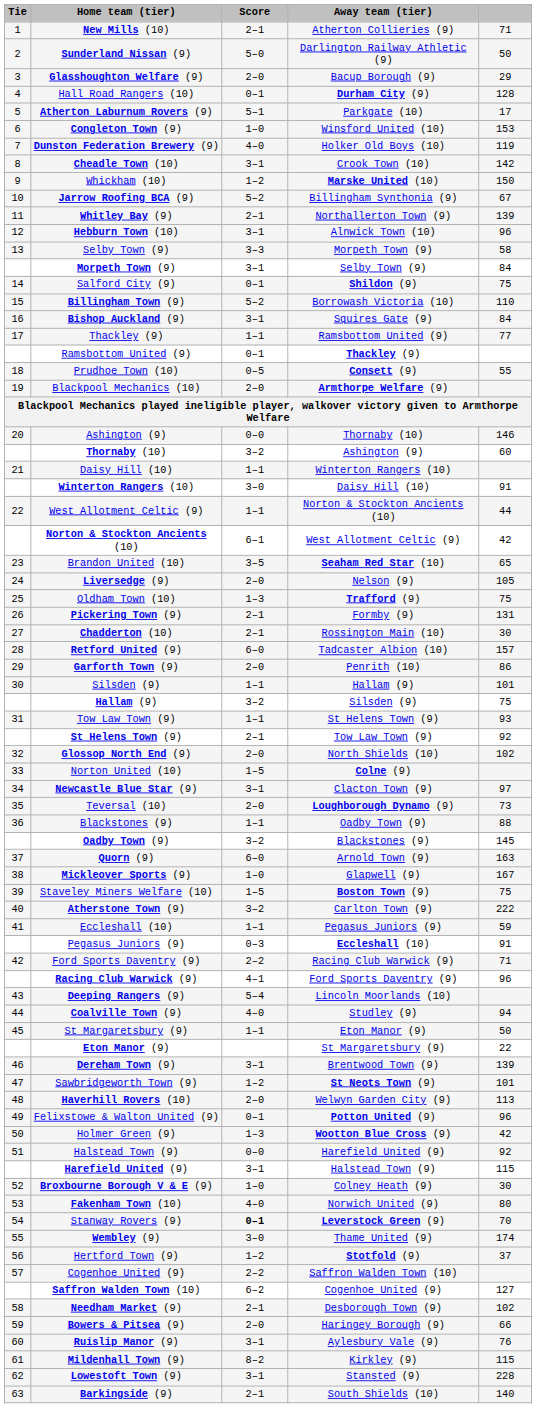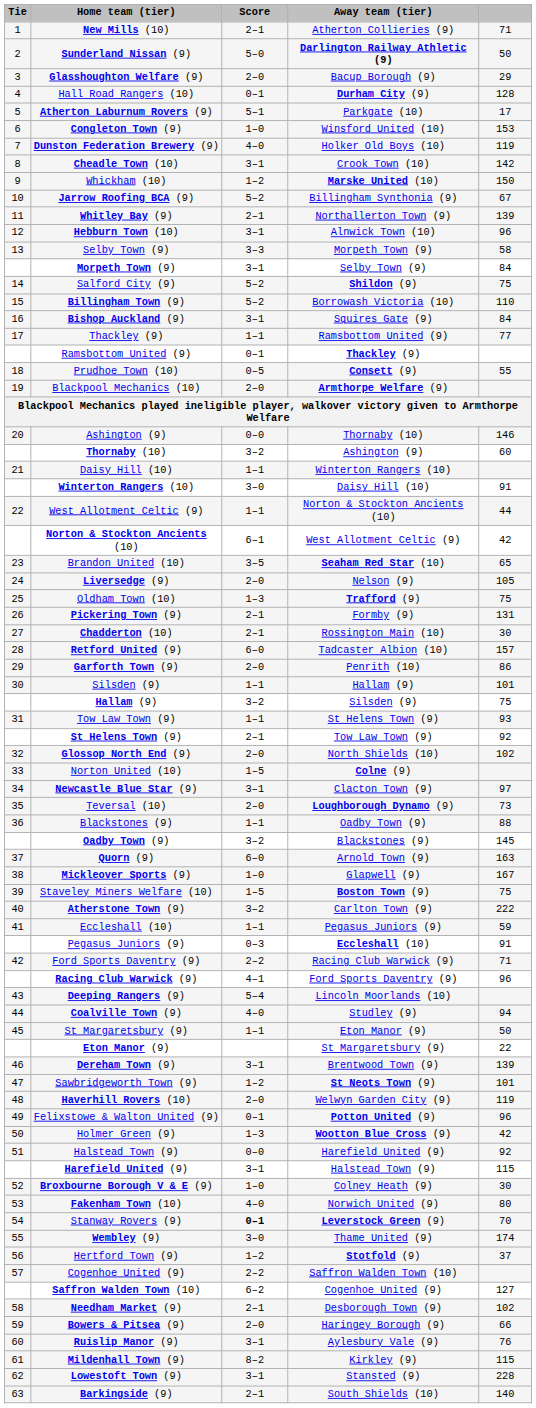(383, 54) normal -> (383, 54) bold
(255, 285) 0–1 -> (255, 285) 5–2
(505, 1100) 113 -> (505, 1100) 119
